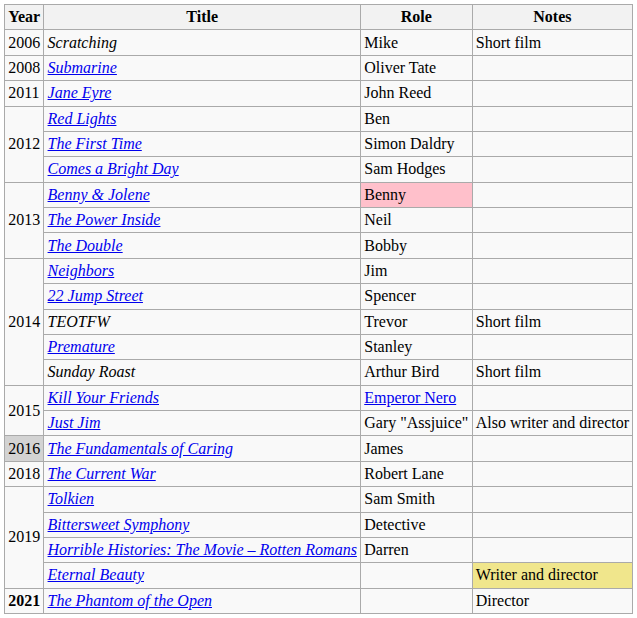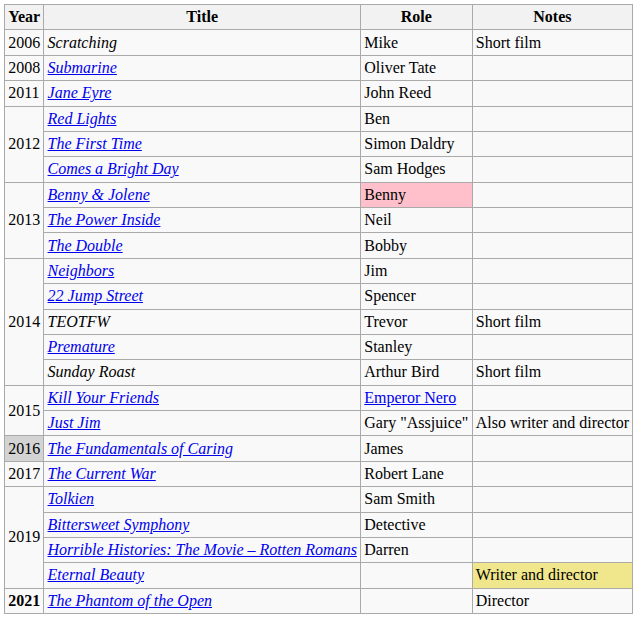(24, 473) 2018 -> (24, 473) 2017
